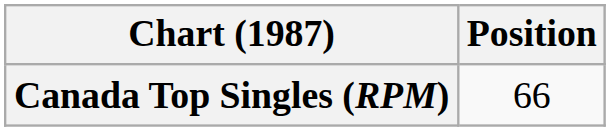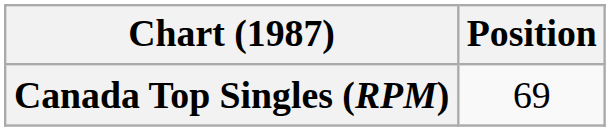(532, 94) 66 -> (532, 94) 69
